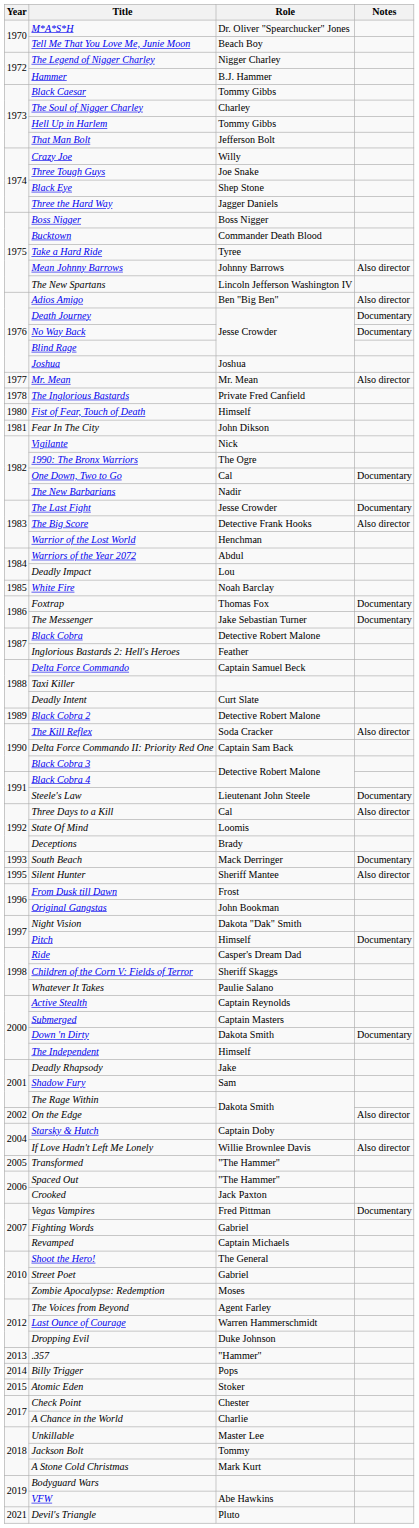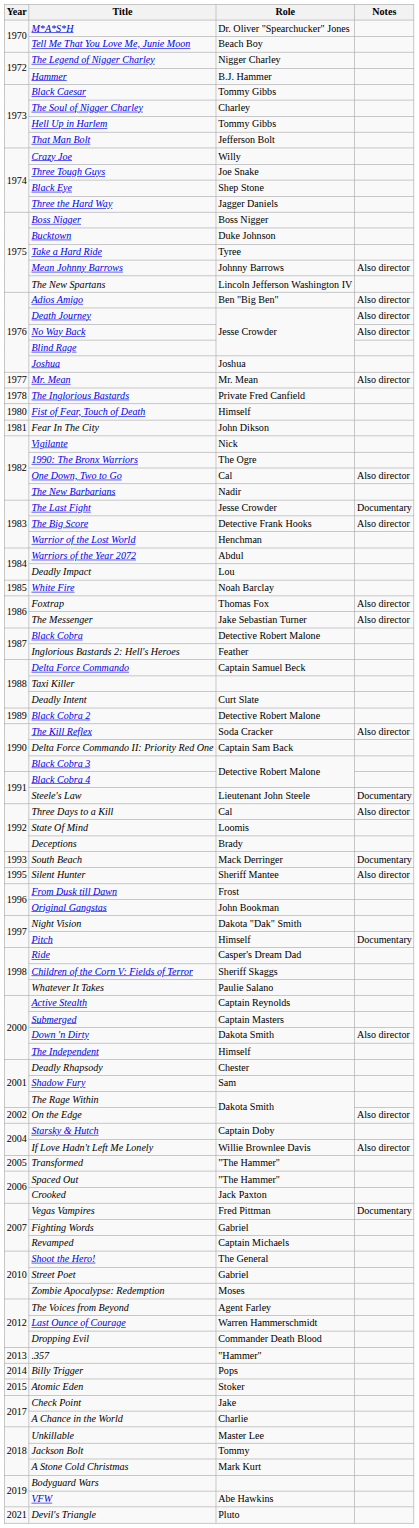(270, 236) Commander Death Blood -> (247, 236) Duke Johnson
(384, 316) Documentary -> (383, 316) Also director
(384, 332) Documentary -> (383, 332) Also director
(384, 476) Documentary -> (383, 476) Also director
(384, 603) Documentary -> (383, 603) Also director
(384, 619) Documentary -> (383, 619) Also director
(384, 1035) Documentary -> (383, 1035) Also director
(227, 1067) Jake -> (234, 1067) Chester
(247, 1339) Duke Johnson -> (270, 1339) Commander Death Blood
(234, 1403) Chester -> (227, 1403) Jake
